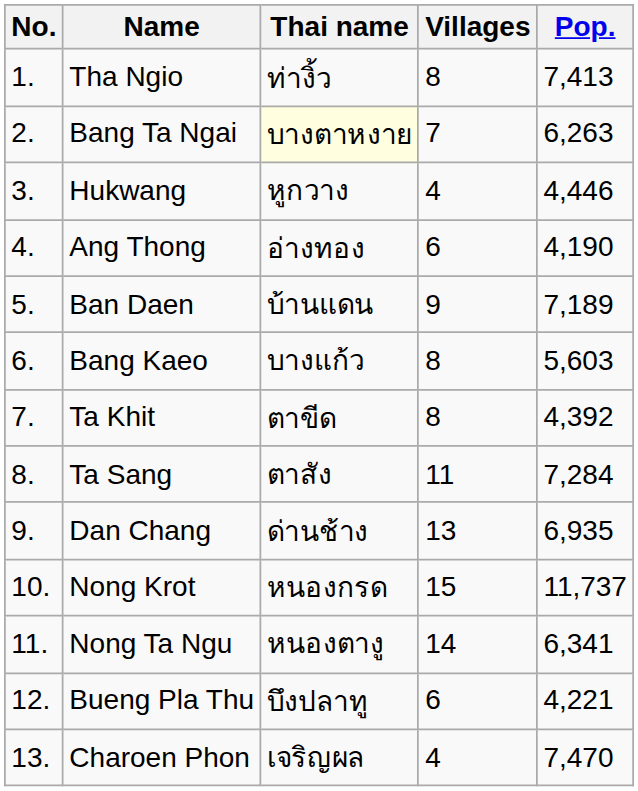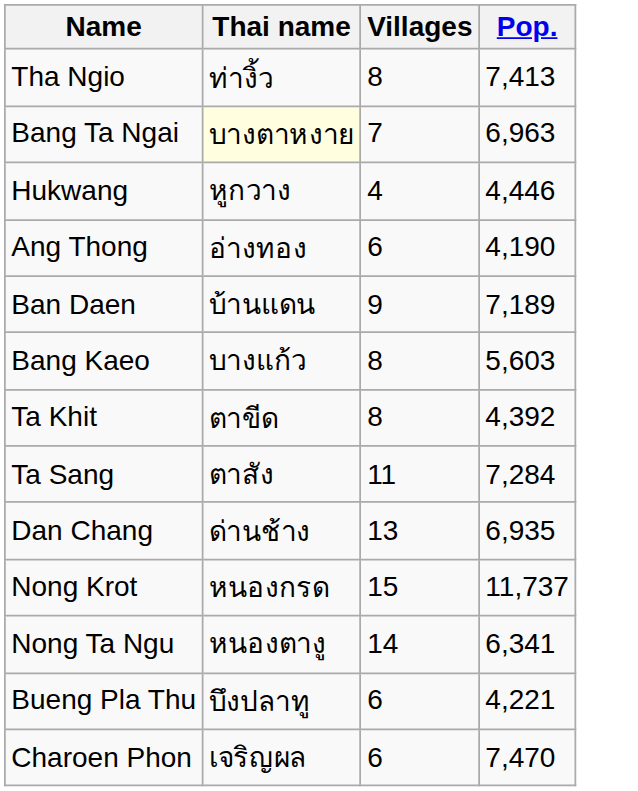- column: (34, 26)
(578, 133) 6,263 -> (520, 133) 6,963
(433, 757) 4 -> (375, 757) 6
